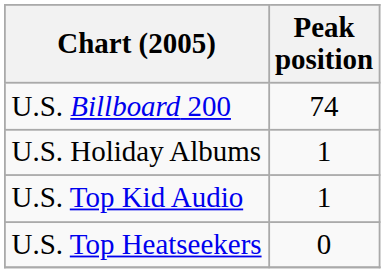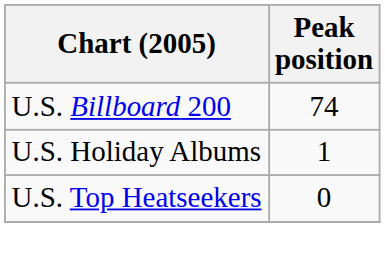- row: (127, 197)
